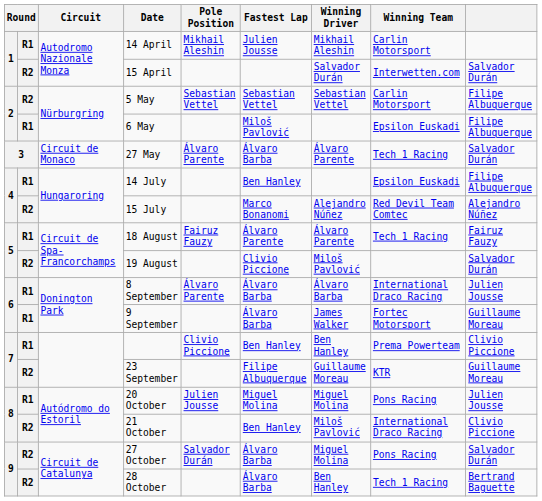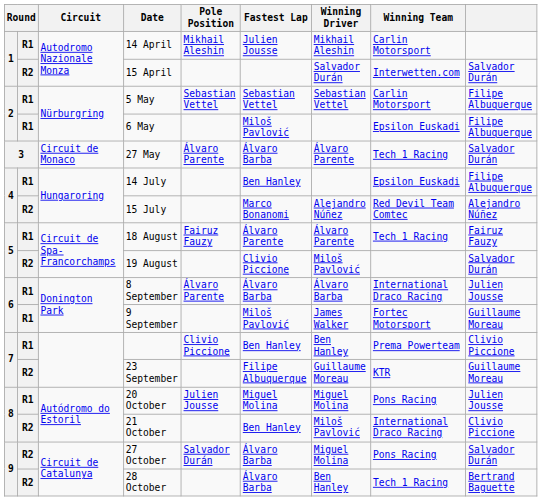(28, 100) R2 -> (28, 100) R1
(260, 319) Álvaro Barba -> (266, 319) Miloš Pavlović
